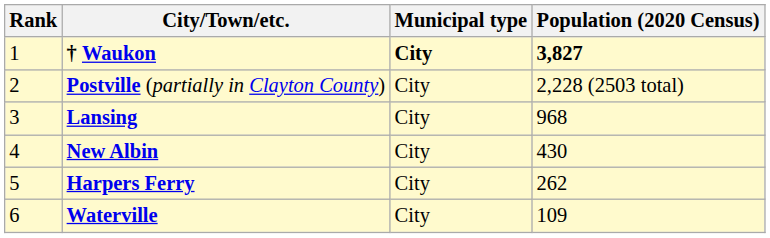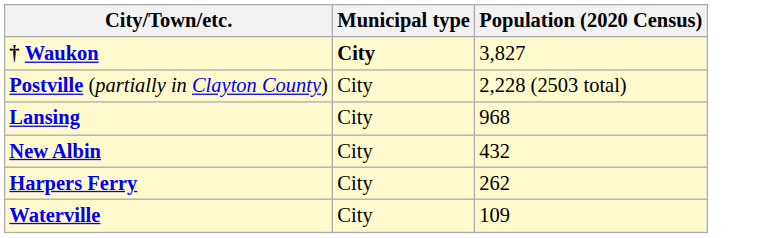- column: (33, 20)
(560, 53) bold -> (502, 53) normal
(552, 150) 430 -> (495, 150) 432
